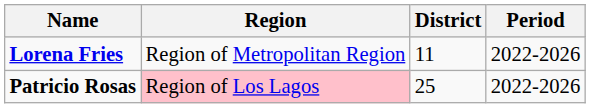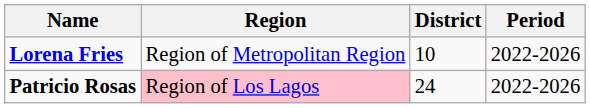(425, 53) 11 -> (425, 53) 10
(425, 86) 25 -> (425, 86) 24
